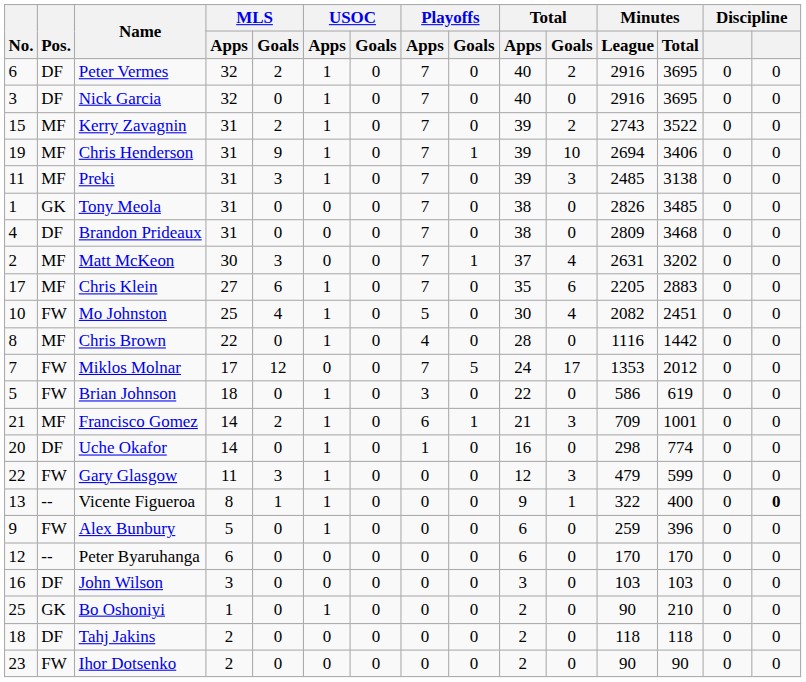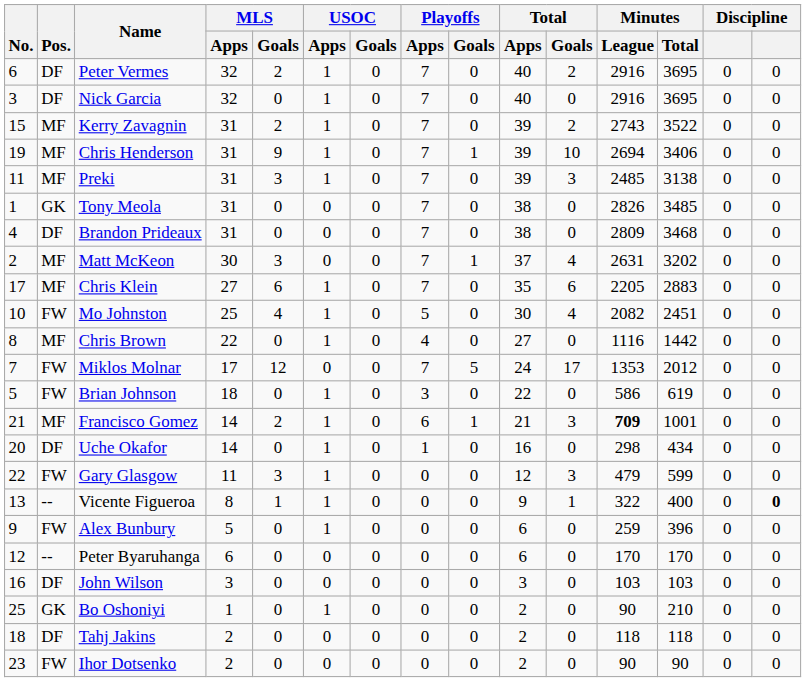(523, 340) 28 -> (523, 340) 27
(628, 421) normal -> (628, 421) bold
(680, 448) 774 -> (680, 448) 434
